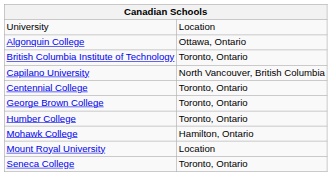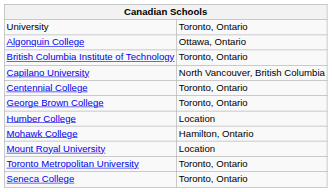(197, 27) Location -> (213, 27) Toronto, Ontario
(213, 118) Toronto, Ontario -> (197, 118) Location
+ row: (73, 164)
